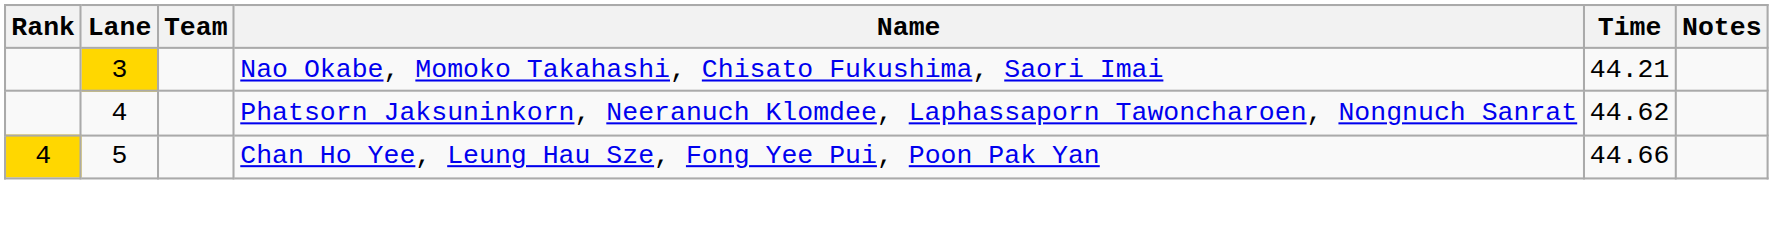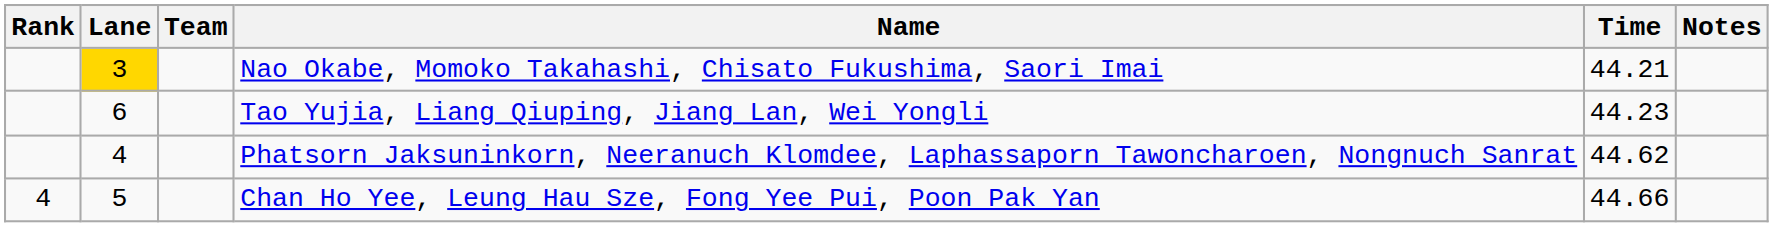+ row: (614, 113)
(43, 156) gold background -> (43, 200) no background
